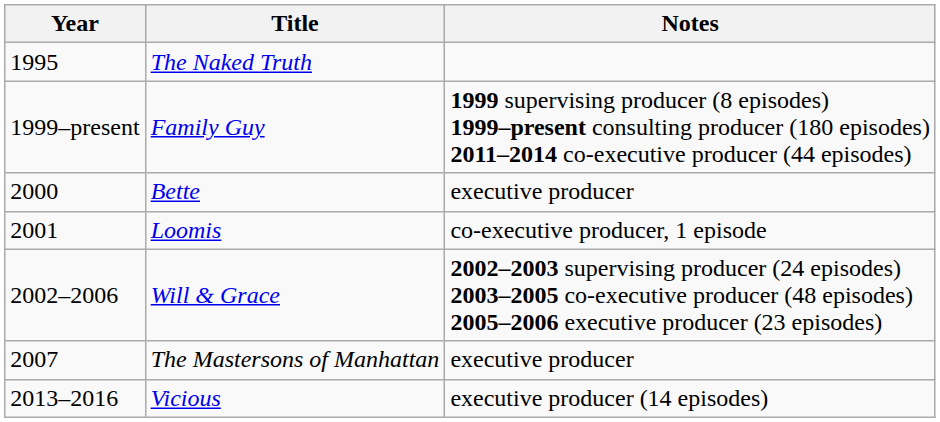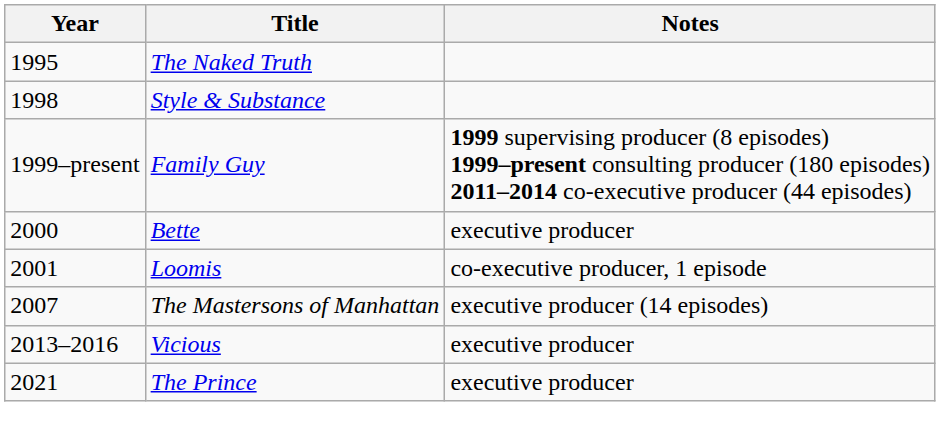+ row: (238, 99)
- row: (215, 294)
(542, 359) executive producer -> (609, 305) executive producer (14 episodes)
(609, 397) executive producer (14 episodes) -> (542, 343) executive producer
+ row: (204, 382)
